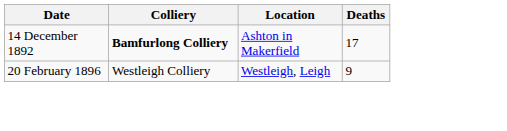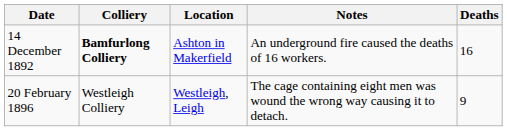+ column: (352, 14)
(352, 43) 17 -> (466, 50) 16
